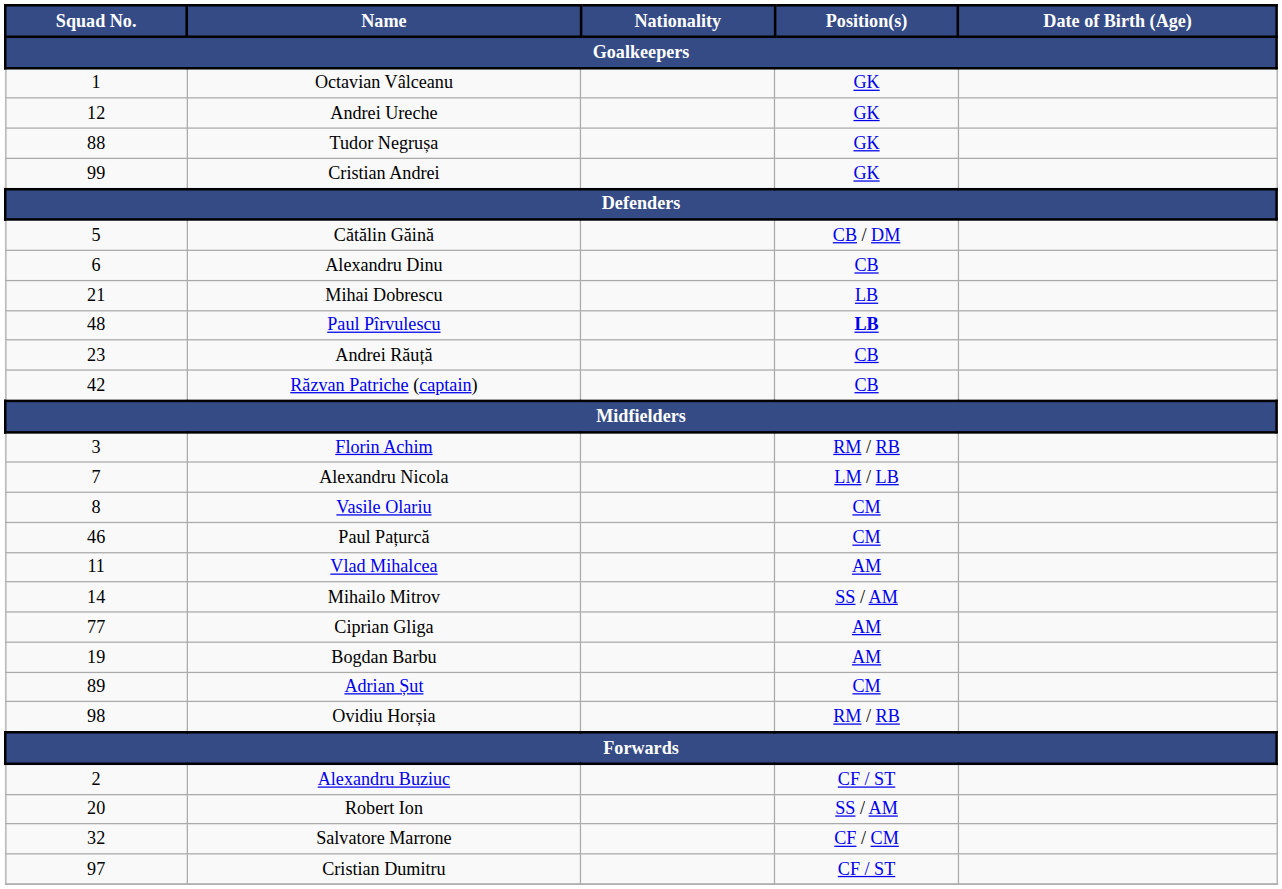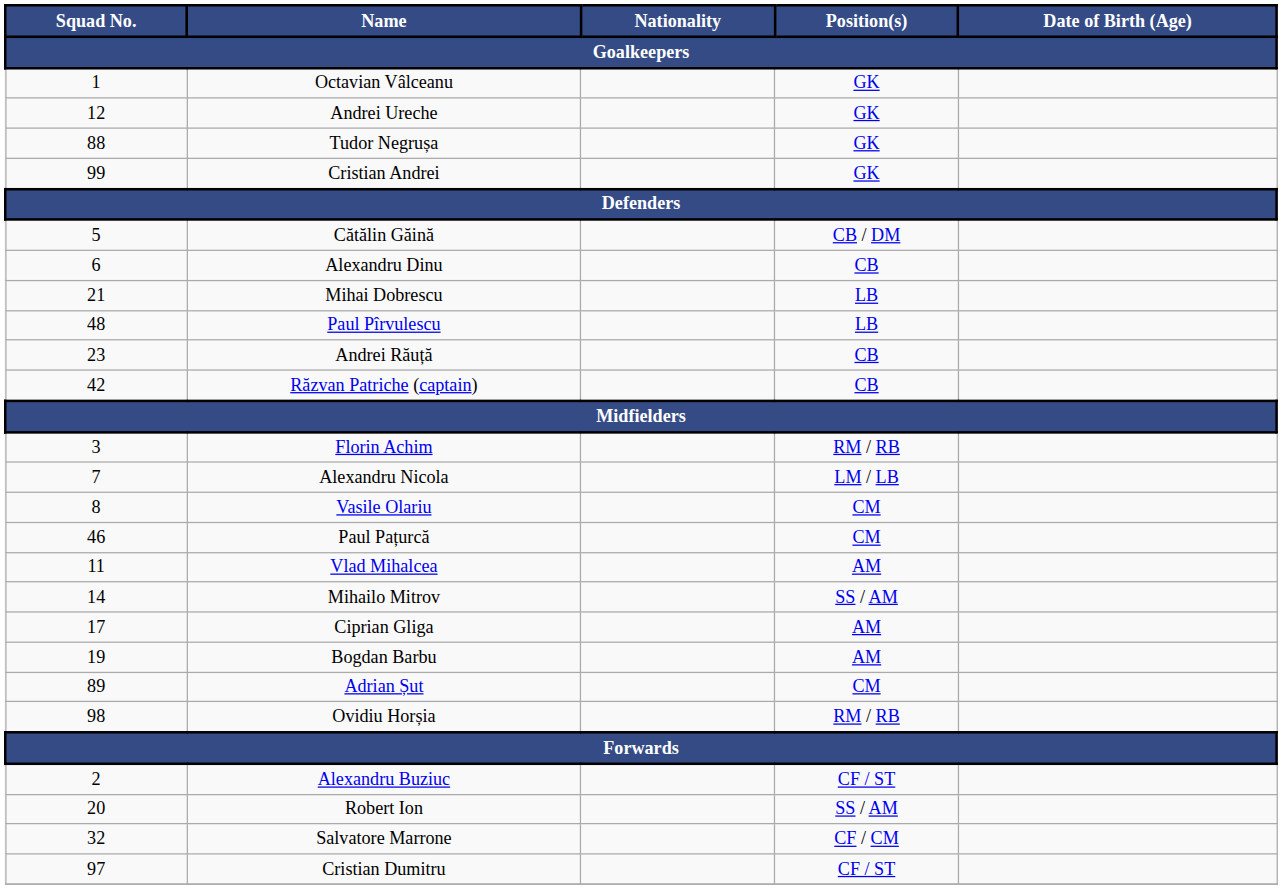(867, 325) bold -> (867, 325) normal
(96, 627) 77 -> (96, 627) 17
